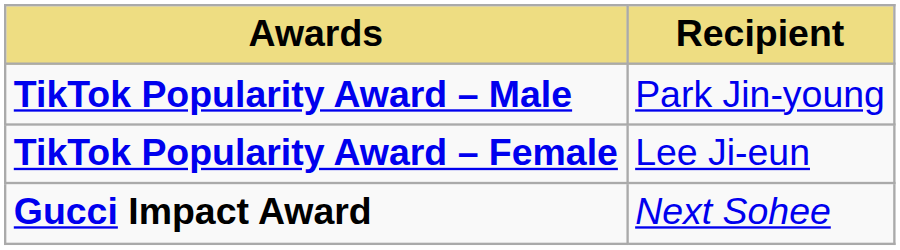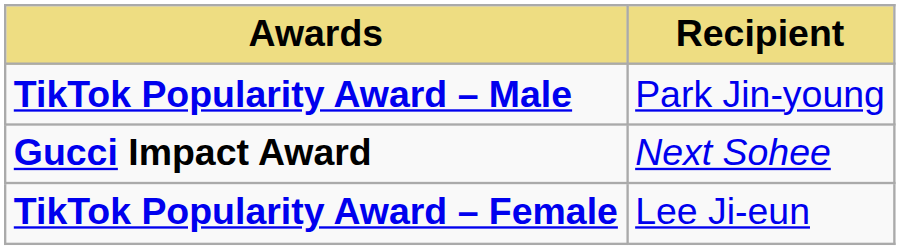rows swapped: (316, 152) <-> (193, 212)
